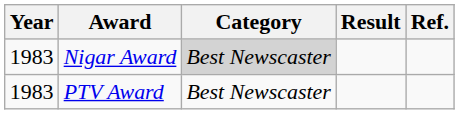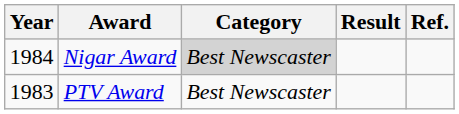(32, 56) 1983 -> (32, 56) 1984
